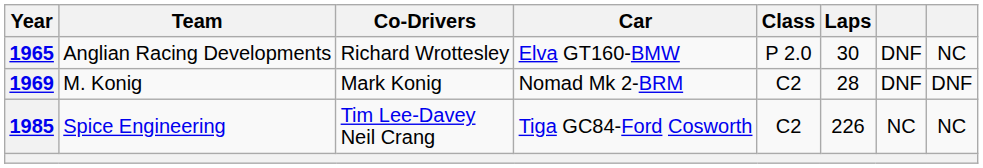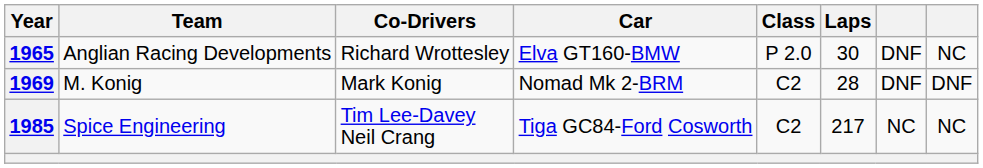(848, 127) 226 -> (848, 127) 217
